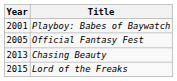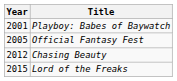(17, 55) 2013 -> (17, 55) 2012
